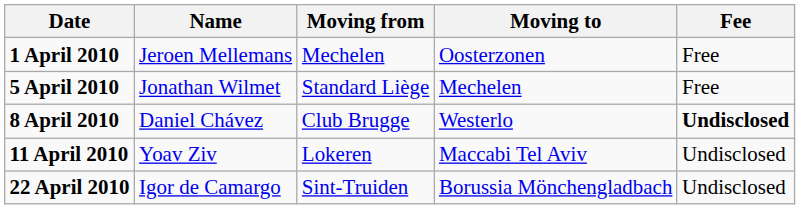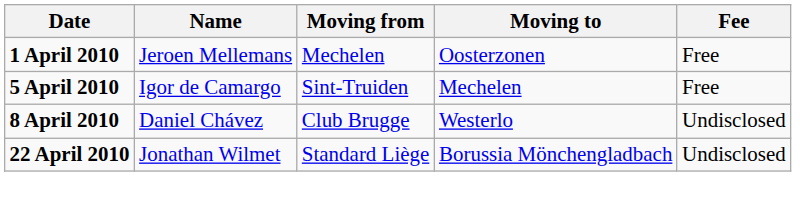(210, 87) Jonathan Wilmet -> (210, 87) Igor de Camargo
(366, 87) Standard Liège -> (355, 87) Sint-Truiden
(736, 120) bold -> (734, 120) normal
- row: (69, 154)
(210, 187) Igor de Camargo -> (210, 154) Jonathan Wilmet
(355, 187) Sint-Truiden -> (366, 154) Standard Liège
